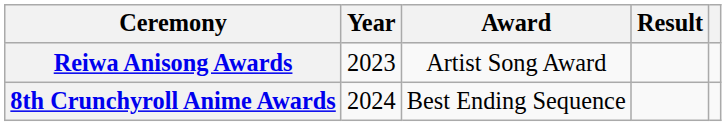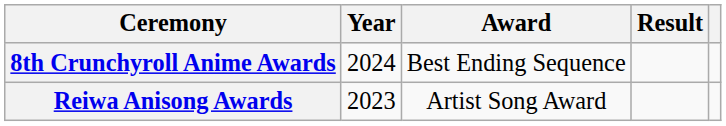rows swapped: (173, 62) <-> (173, 100)
